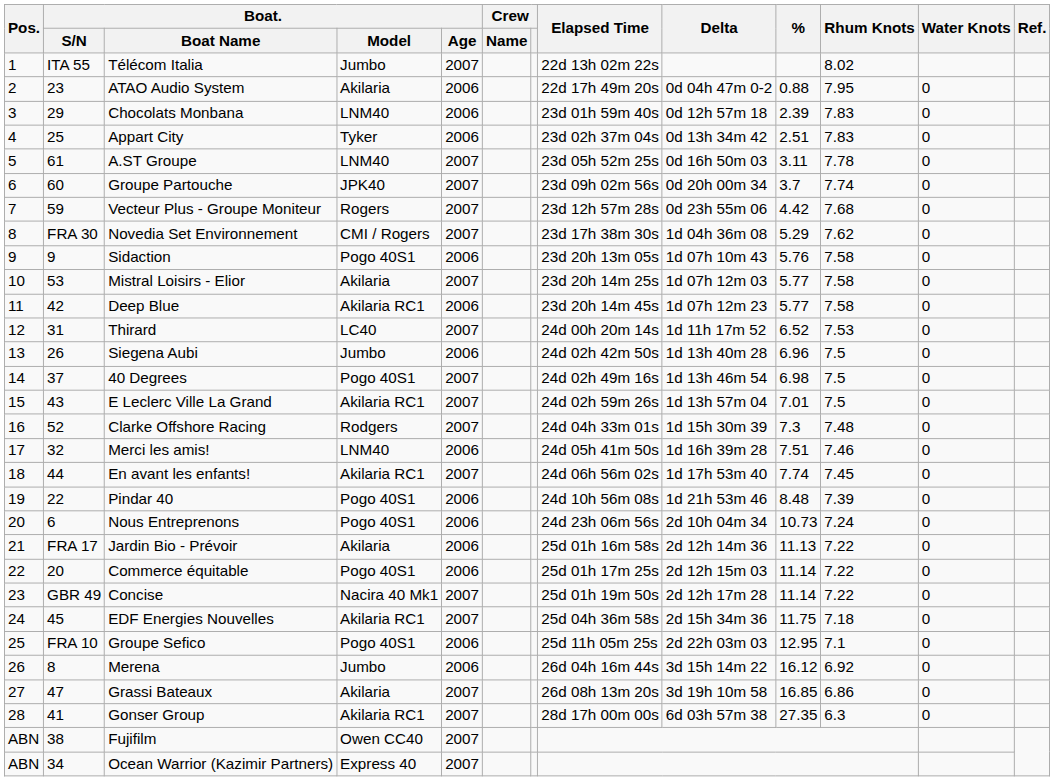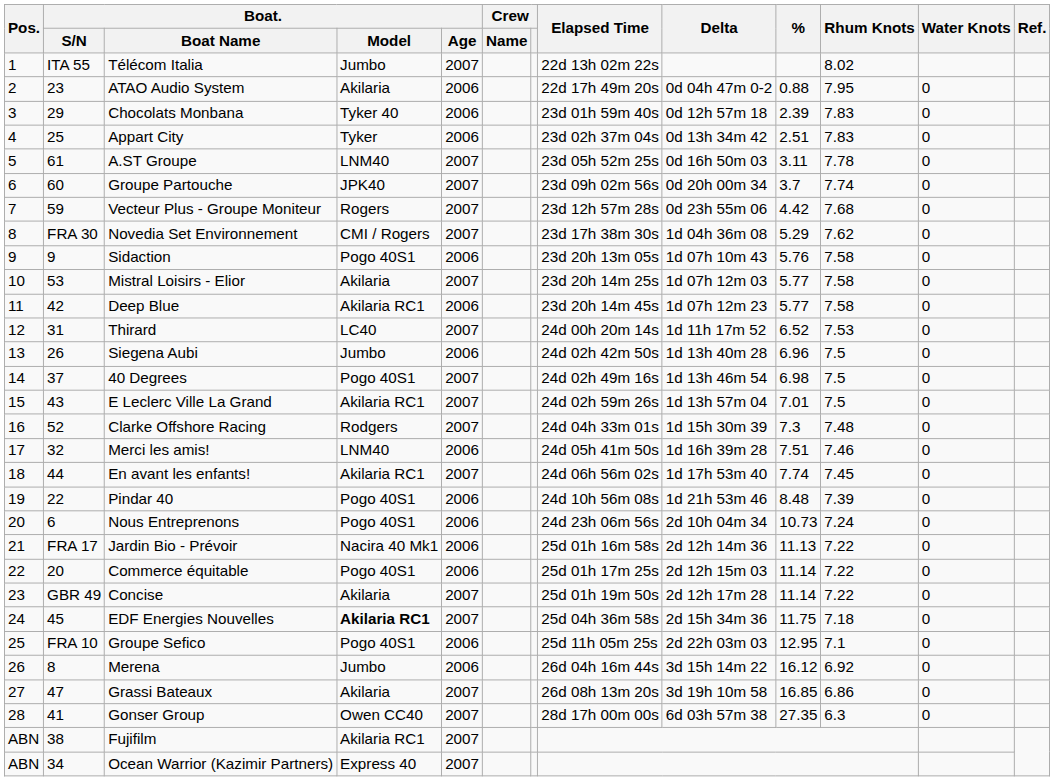(365, 112) LNM40 -> (369, 112) Tyker 40
(365, 546) Akilaria -> (389, 546) Nacira 40 Mk1
(389, 595) Nacira 40 Mk1 -> (365, 595) Akilaria
(382, 619) normal -> (385, 619) bold
(382, 715) Akilaria RC1 -> (382, 715) Owen CC40
(382, 739) Owen CC40 -> (382, 739) Akilaria RC1
